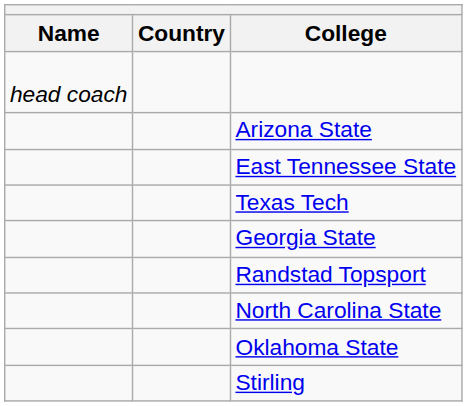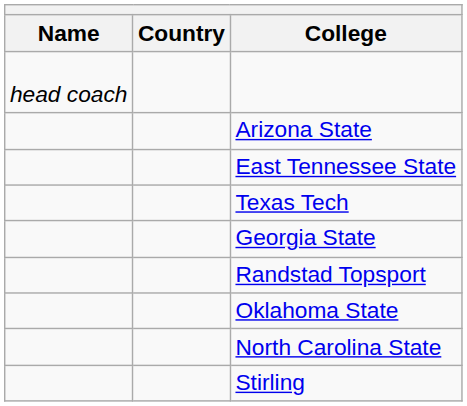rows swapped: (338, 310) <-> (317, 346)
